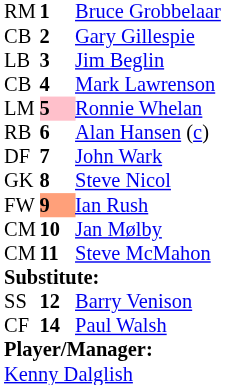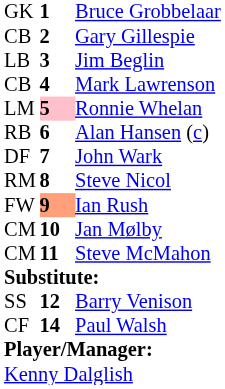(20, 11) RM -> (19, 11) GK
(19, 180) GK -> (20, 180) RM
